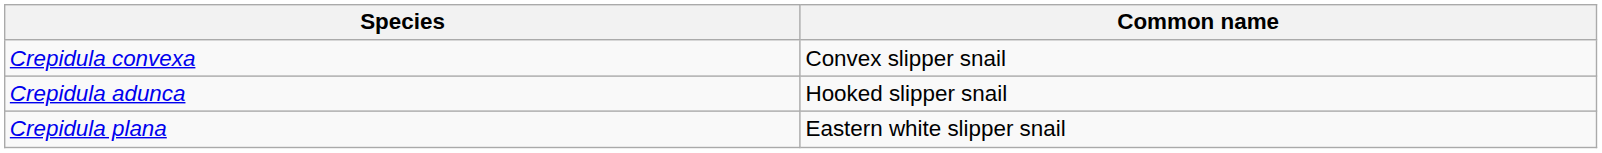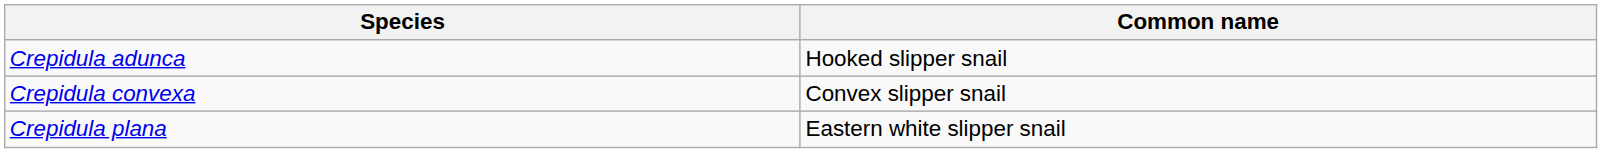rows swapped: (98, 93) <-> (103, 57)
